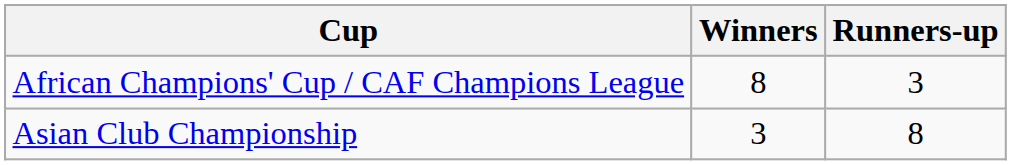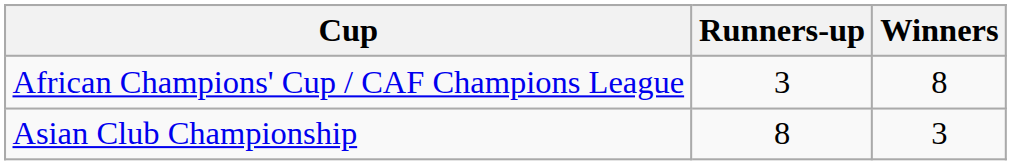columns swapped: (758, 30) <-> (916, 30)
